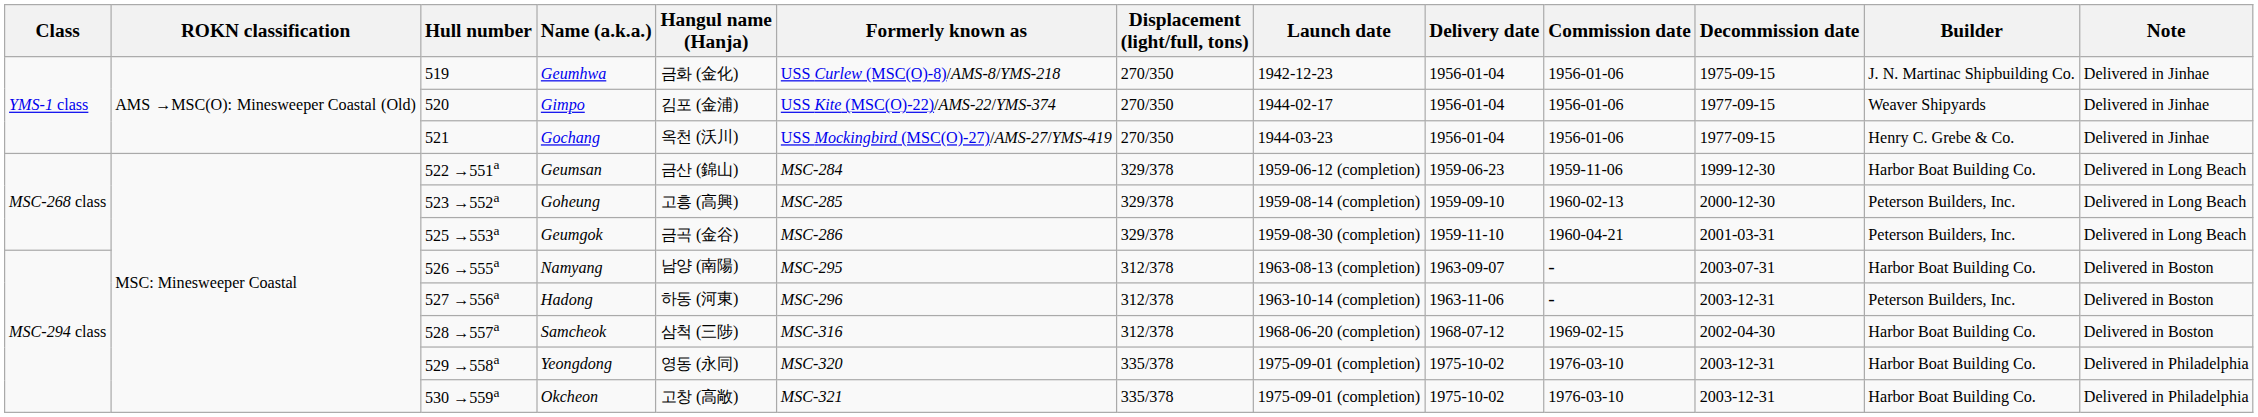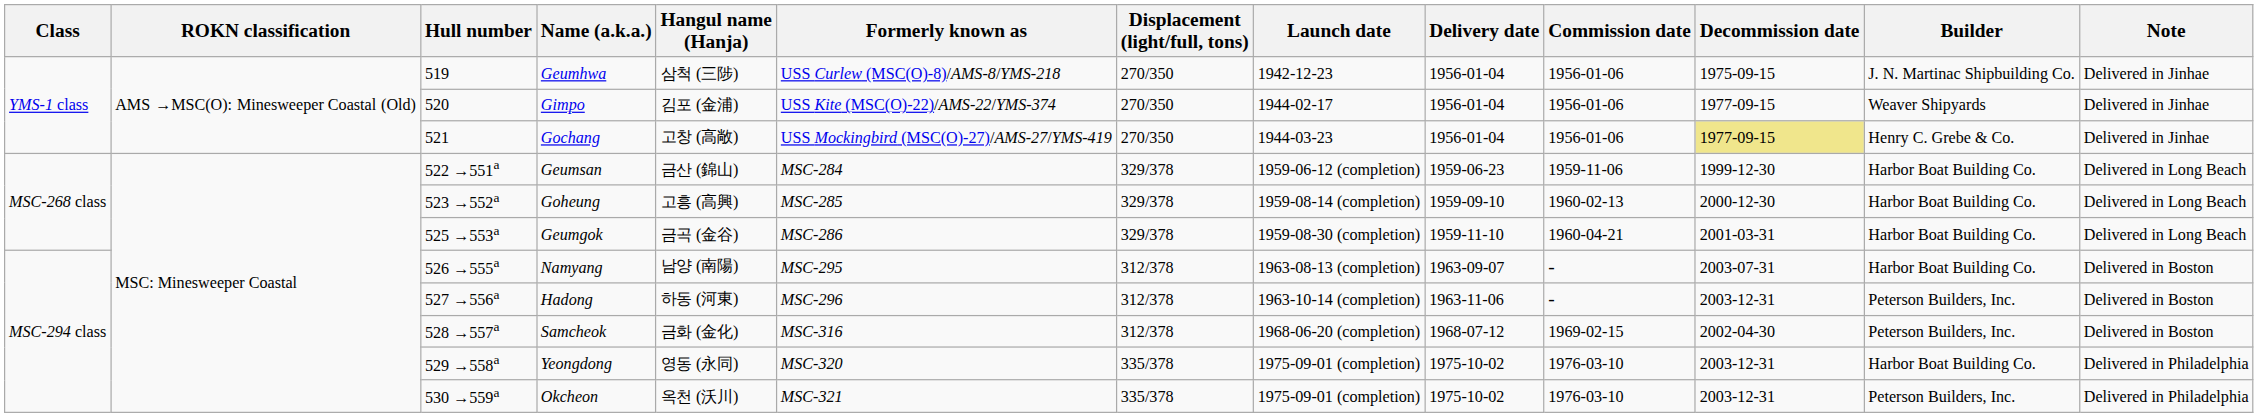(699, 73) 금화 (金化) -> (699, 73) 삼척 (三陟)
(699, 137) 옥천 (沃川) -> (699, 137) 고창 (高敞)
(1737, 137) no background -> (1737, 137) khaki background
(1942, 202) Peterson Builders, Inc. -> (1952, 202) Harbor Boat Building Co.
(1942, 235) Peterson Builders, Inc. -> (1952, 235) Harbor Boat Building Co.
(699, 331) 삼척 (三陟) -> (699, 331) 금화 (金化)
(1952, 332) Harbor Boat Building Co. -> (1942, 332) Peterson Builders, Inc.
(699, 396) 고창 (高敞) -> (699, 396) 옥천 (沃川)
(1952, 397) Harbor Boat Building Co. -> (1942, 397) Peterson Builders, Inc.
